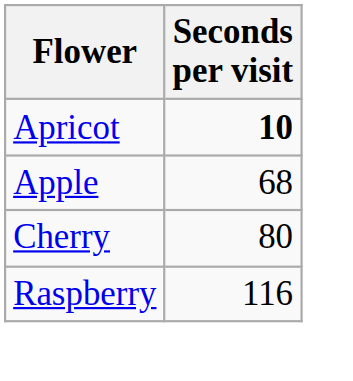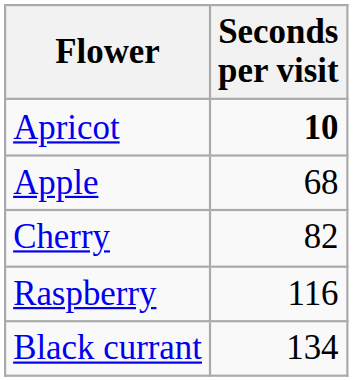(276, 237) 80 -> (321, 237) 82
+ row: (108, 347)
